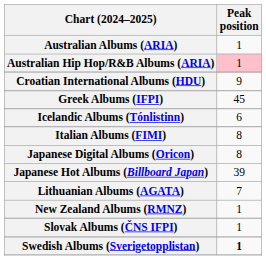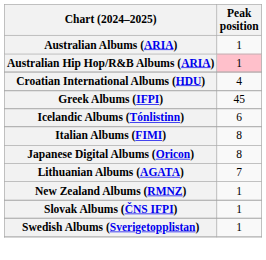(239, 81) 9 -> (239, 81) 4
- row: (111, 172)
(239, 245) bold -> (239, 227) normal
